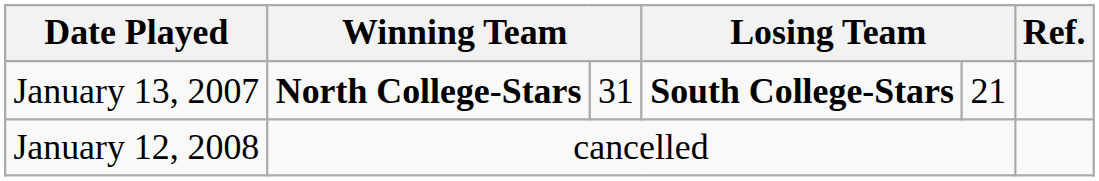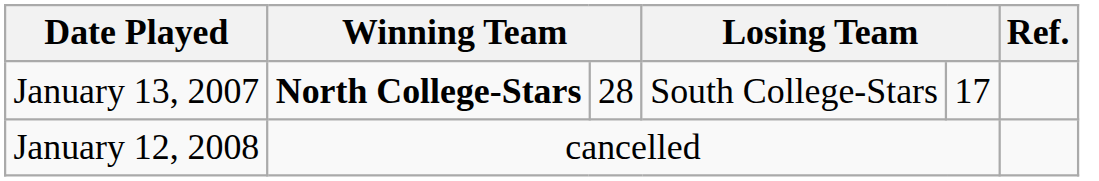(616, 89) 31 -> (616, 89) 28
(802, 89) bold -> (794, 89) normal
(988, 89) 21 -> (972, 89) 17
